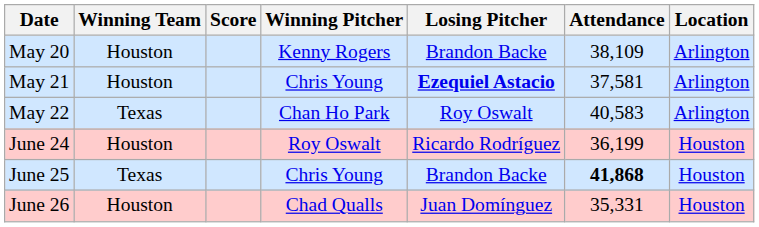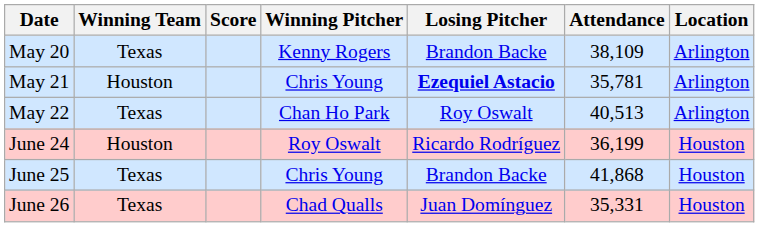(140, 50) Houston -> (140, 50) Texas
(617, 81) 37,581 -> (617, 81) 35,781
(617, 112) 40,583 -> (617, 112) 40,513
(617, 174) bold -> (617, 174) normal
(140, 205) Houston -> (140, 205) Texas
